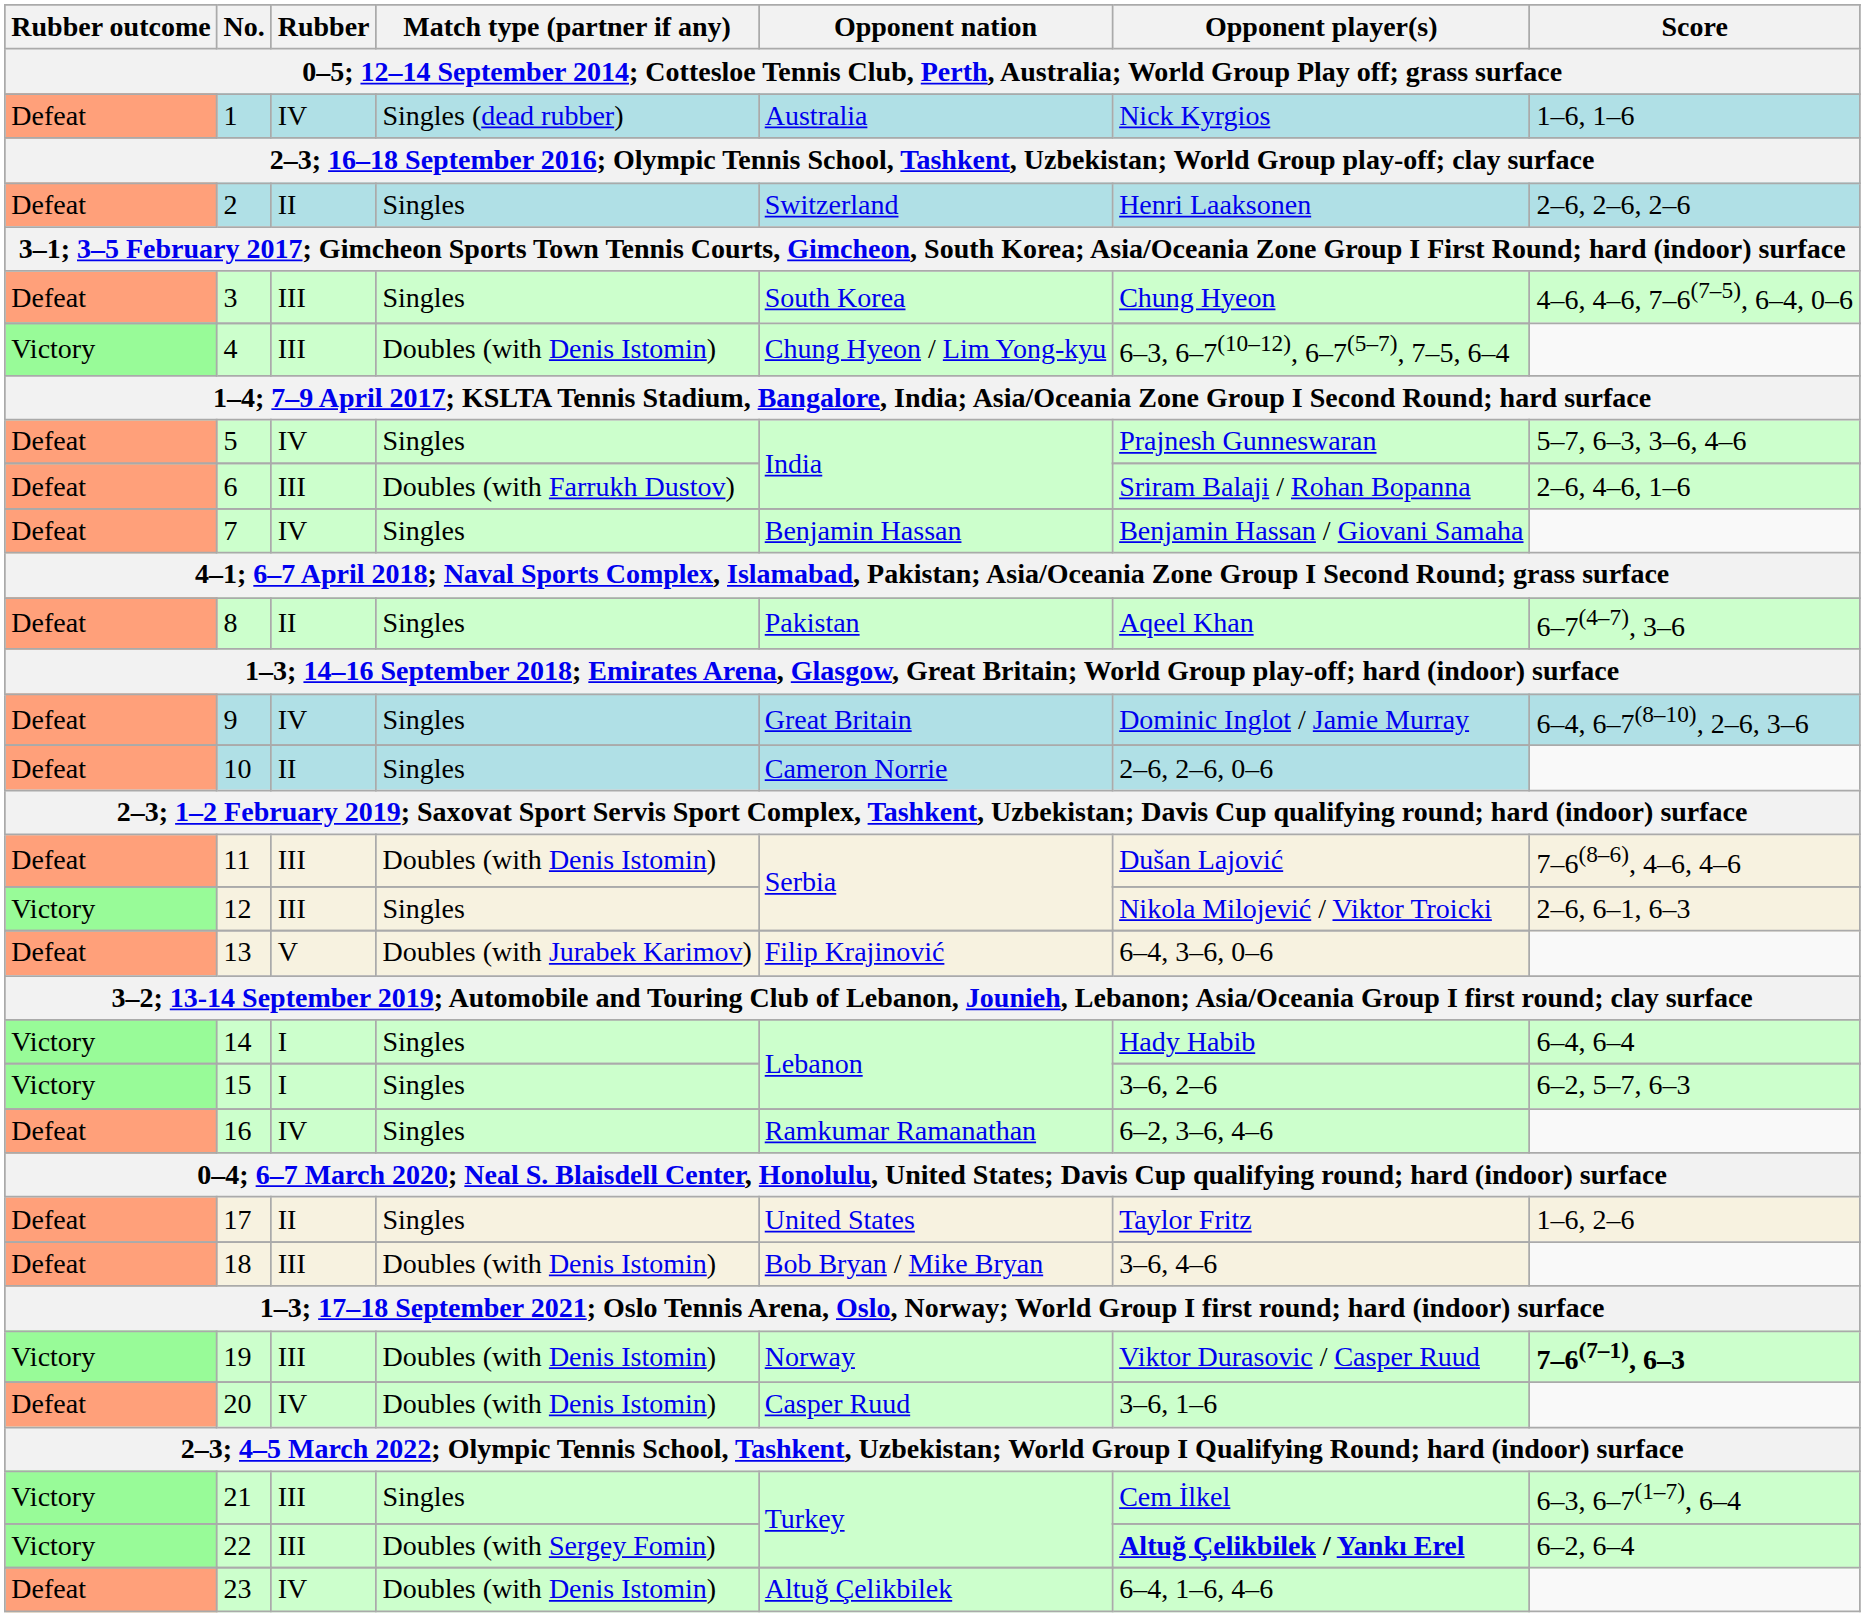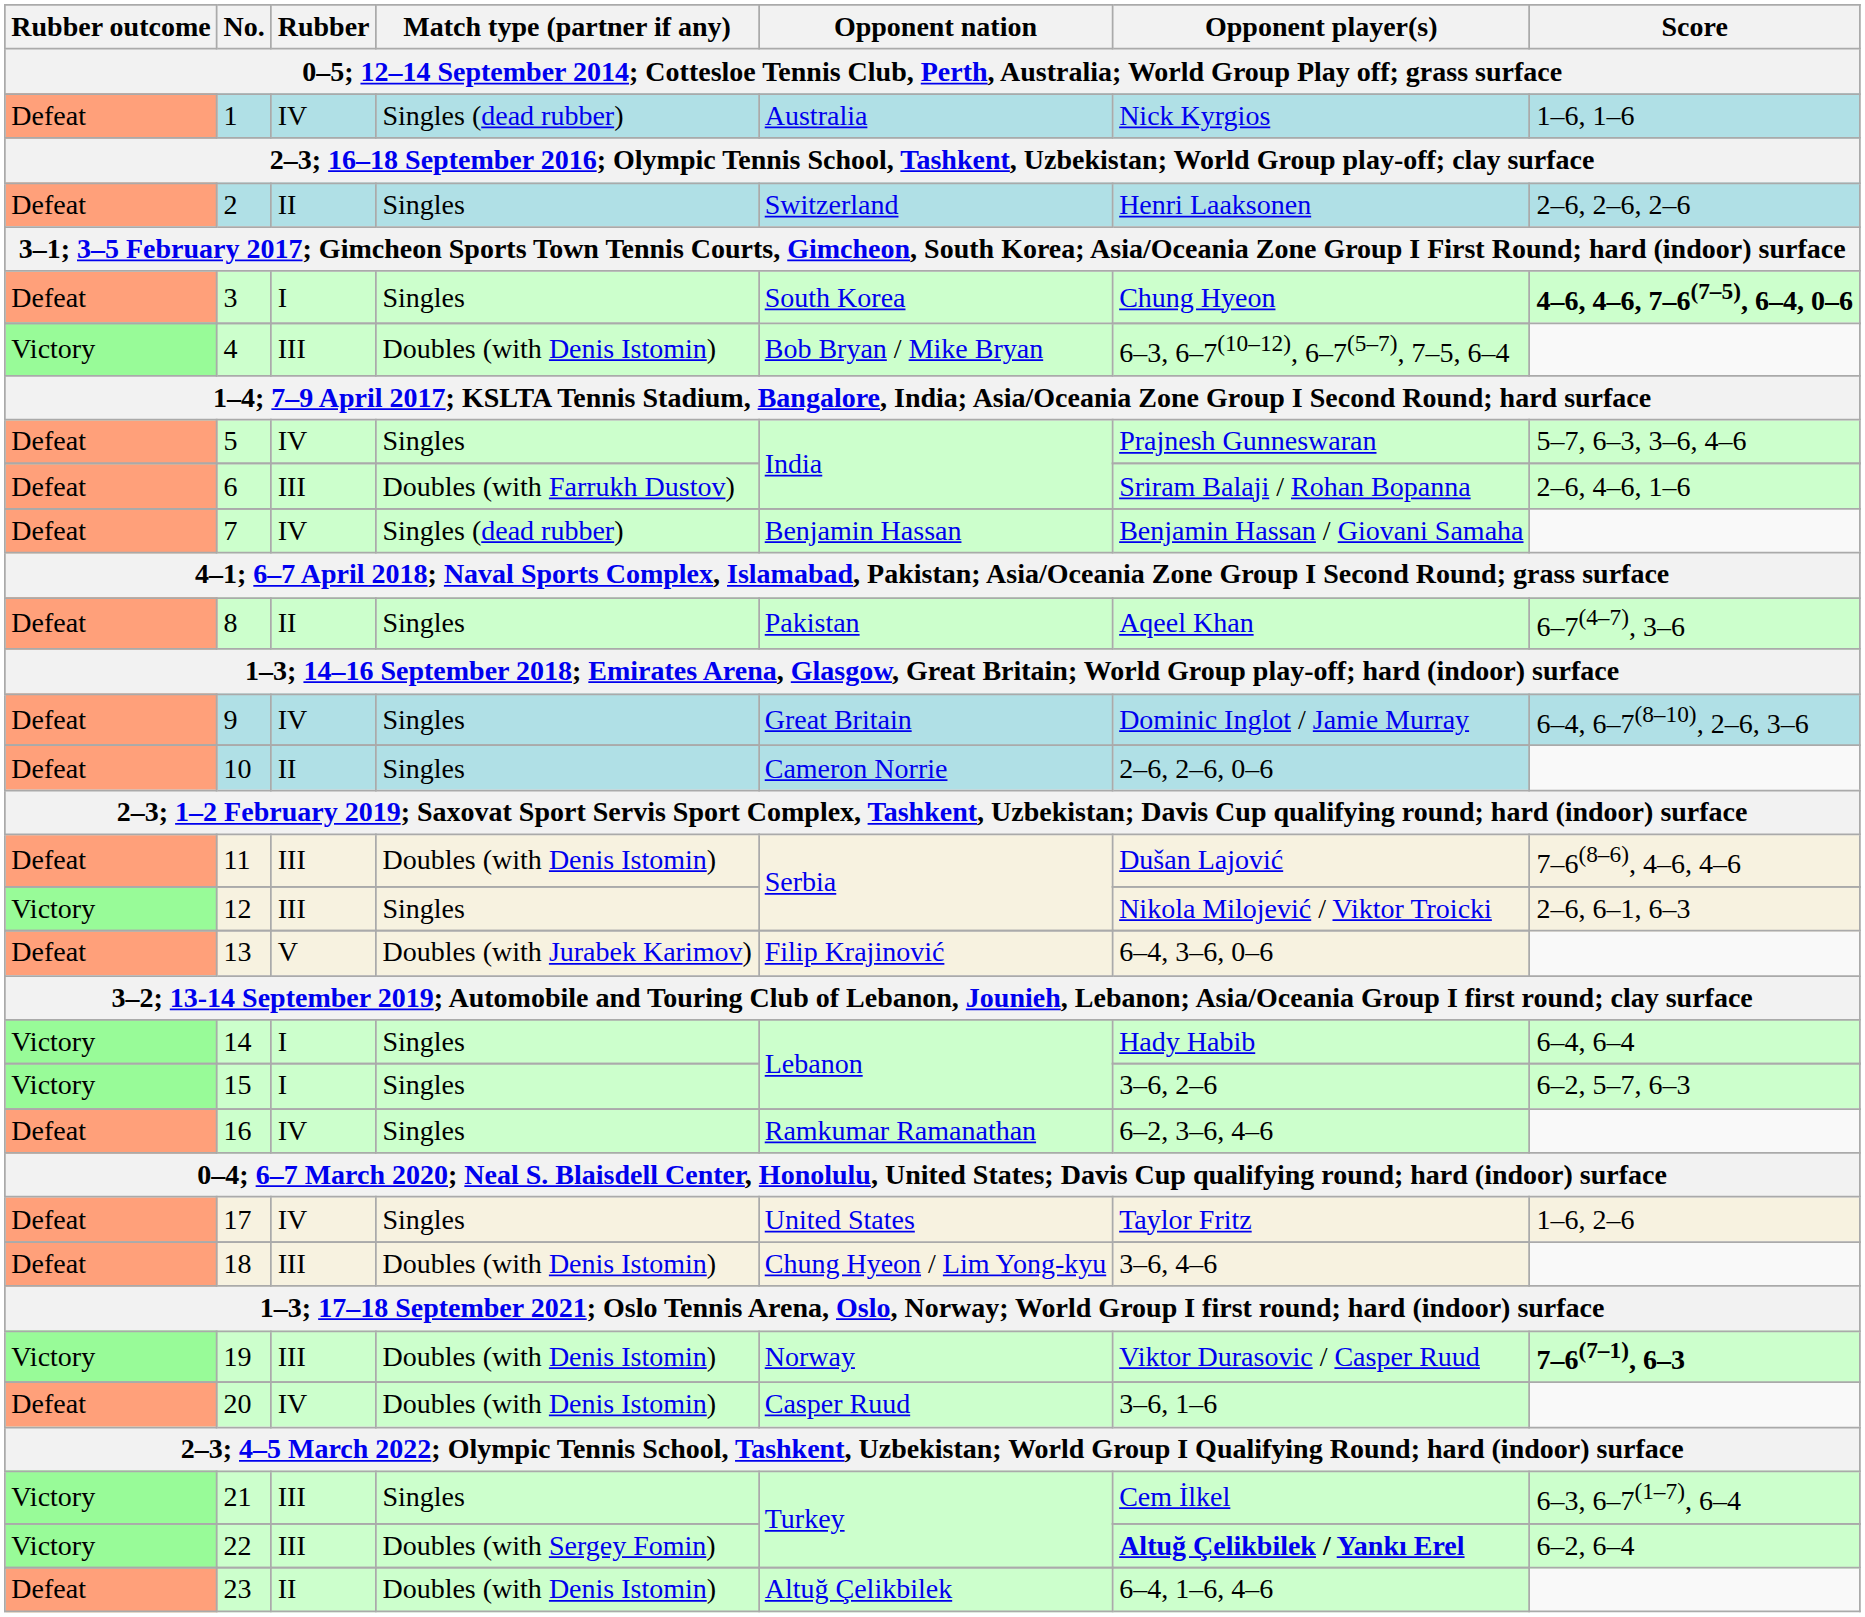(292, 296) III -> (282, 296) I
(1695, 296) normal -> (1695, 296) bold
(935, 348) Chung Hyeon / Lim Yong-kyu -> (904, 348) Bob Bryan / Mike Bryan
(424, 530) Singles -> (503, 530) Singles (dead rubber)
(287, 1219) II -> (293, 1219) IV
(904, 1263) Bob Bryan / Mike Bryan -> (935, 1263) Chung Hyeon / Lim Yong-kyu
(293, 1589) IV -> (287, 1589) II
